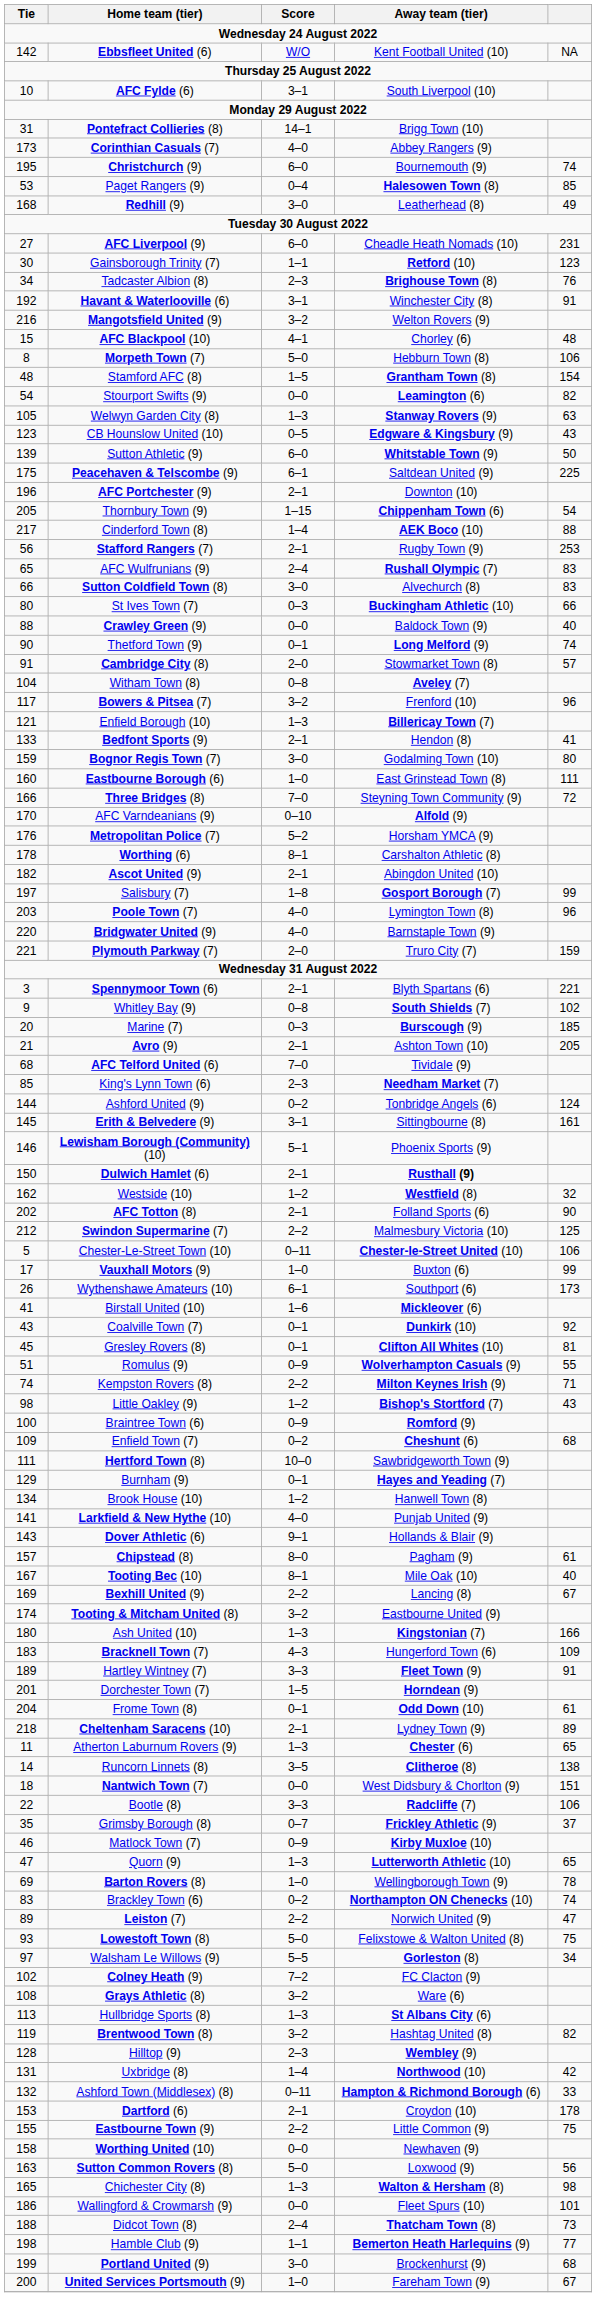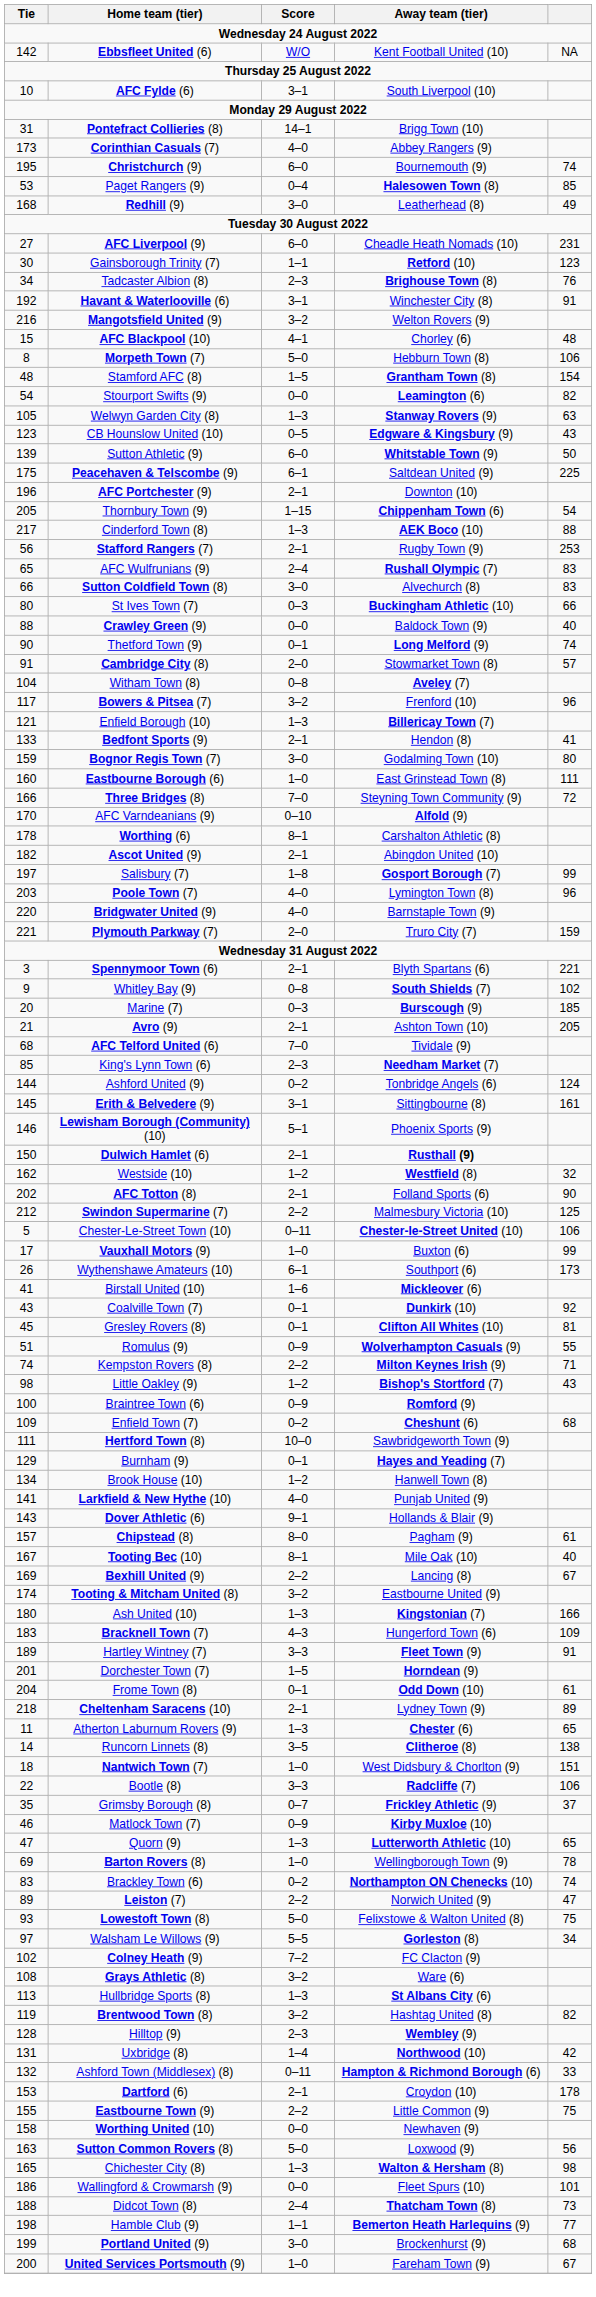(298, 530) 1–4 -> (298, 530) 1–3
- row: (155, 836)
(298, 1786) 0–0 -> (298, 1767) 1–0
